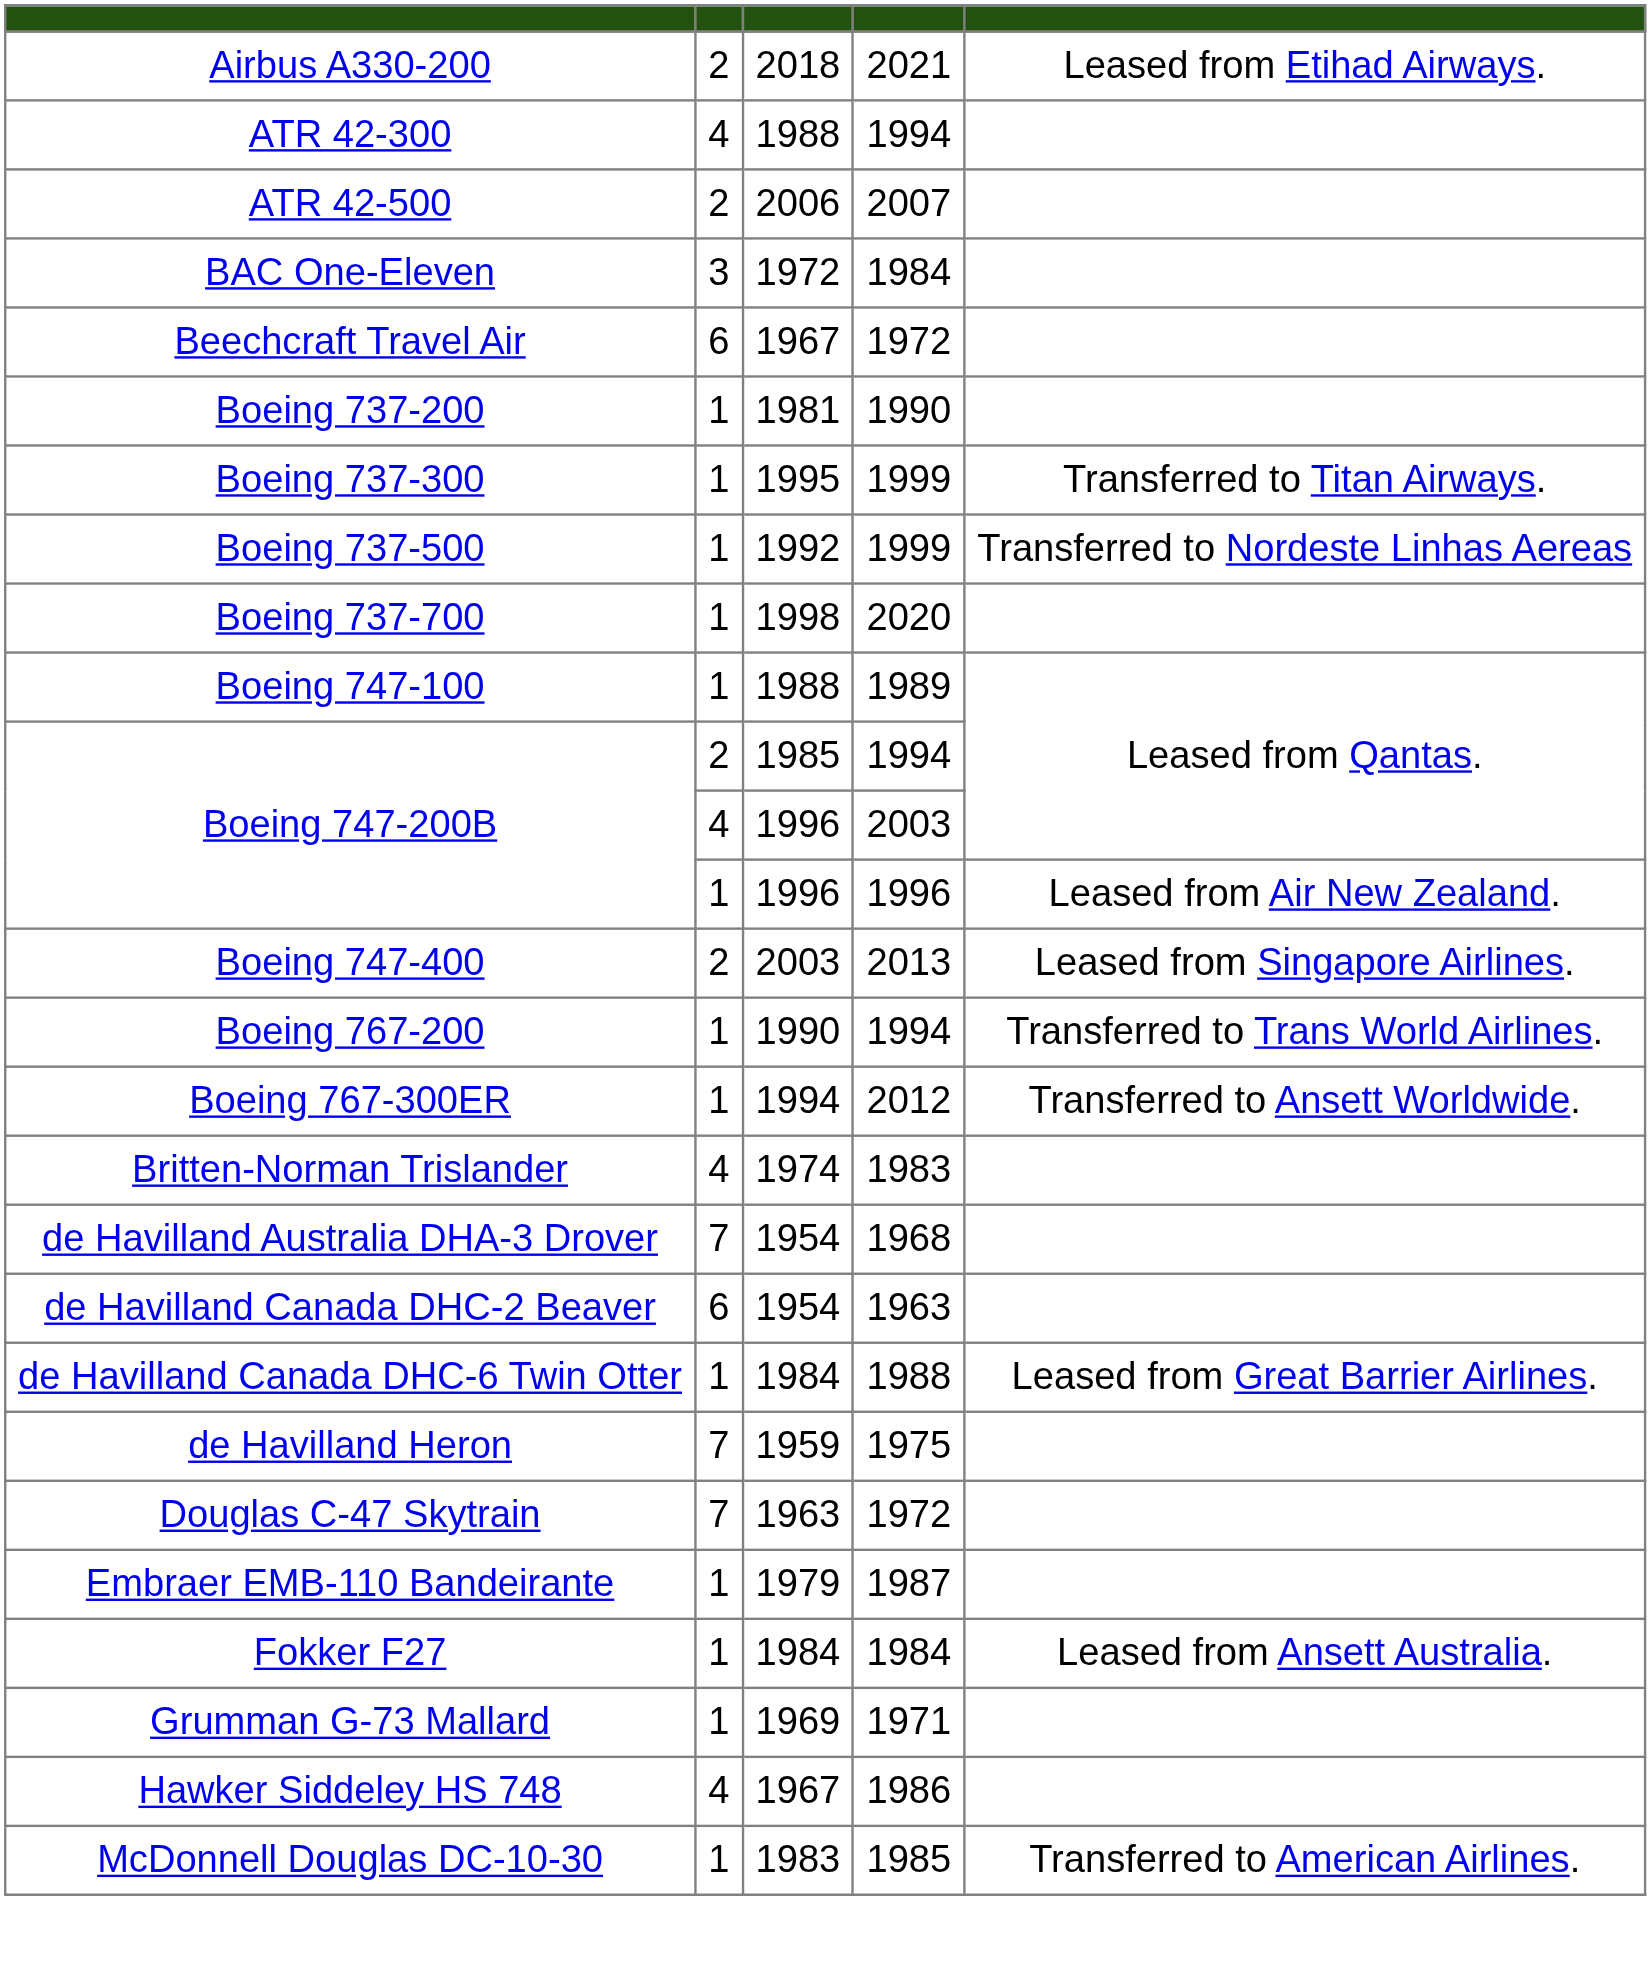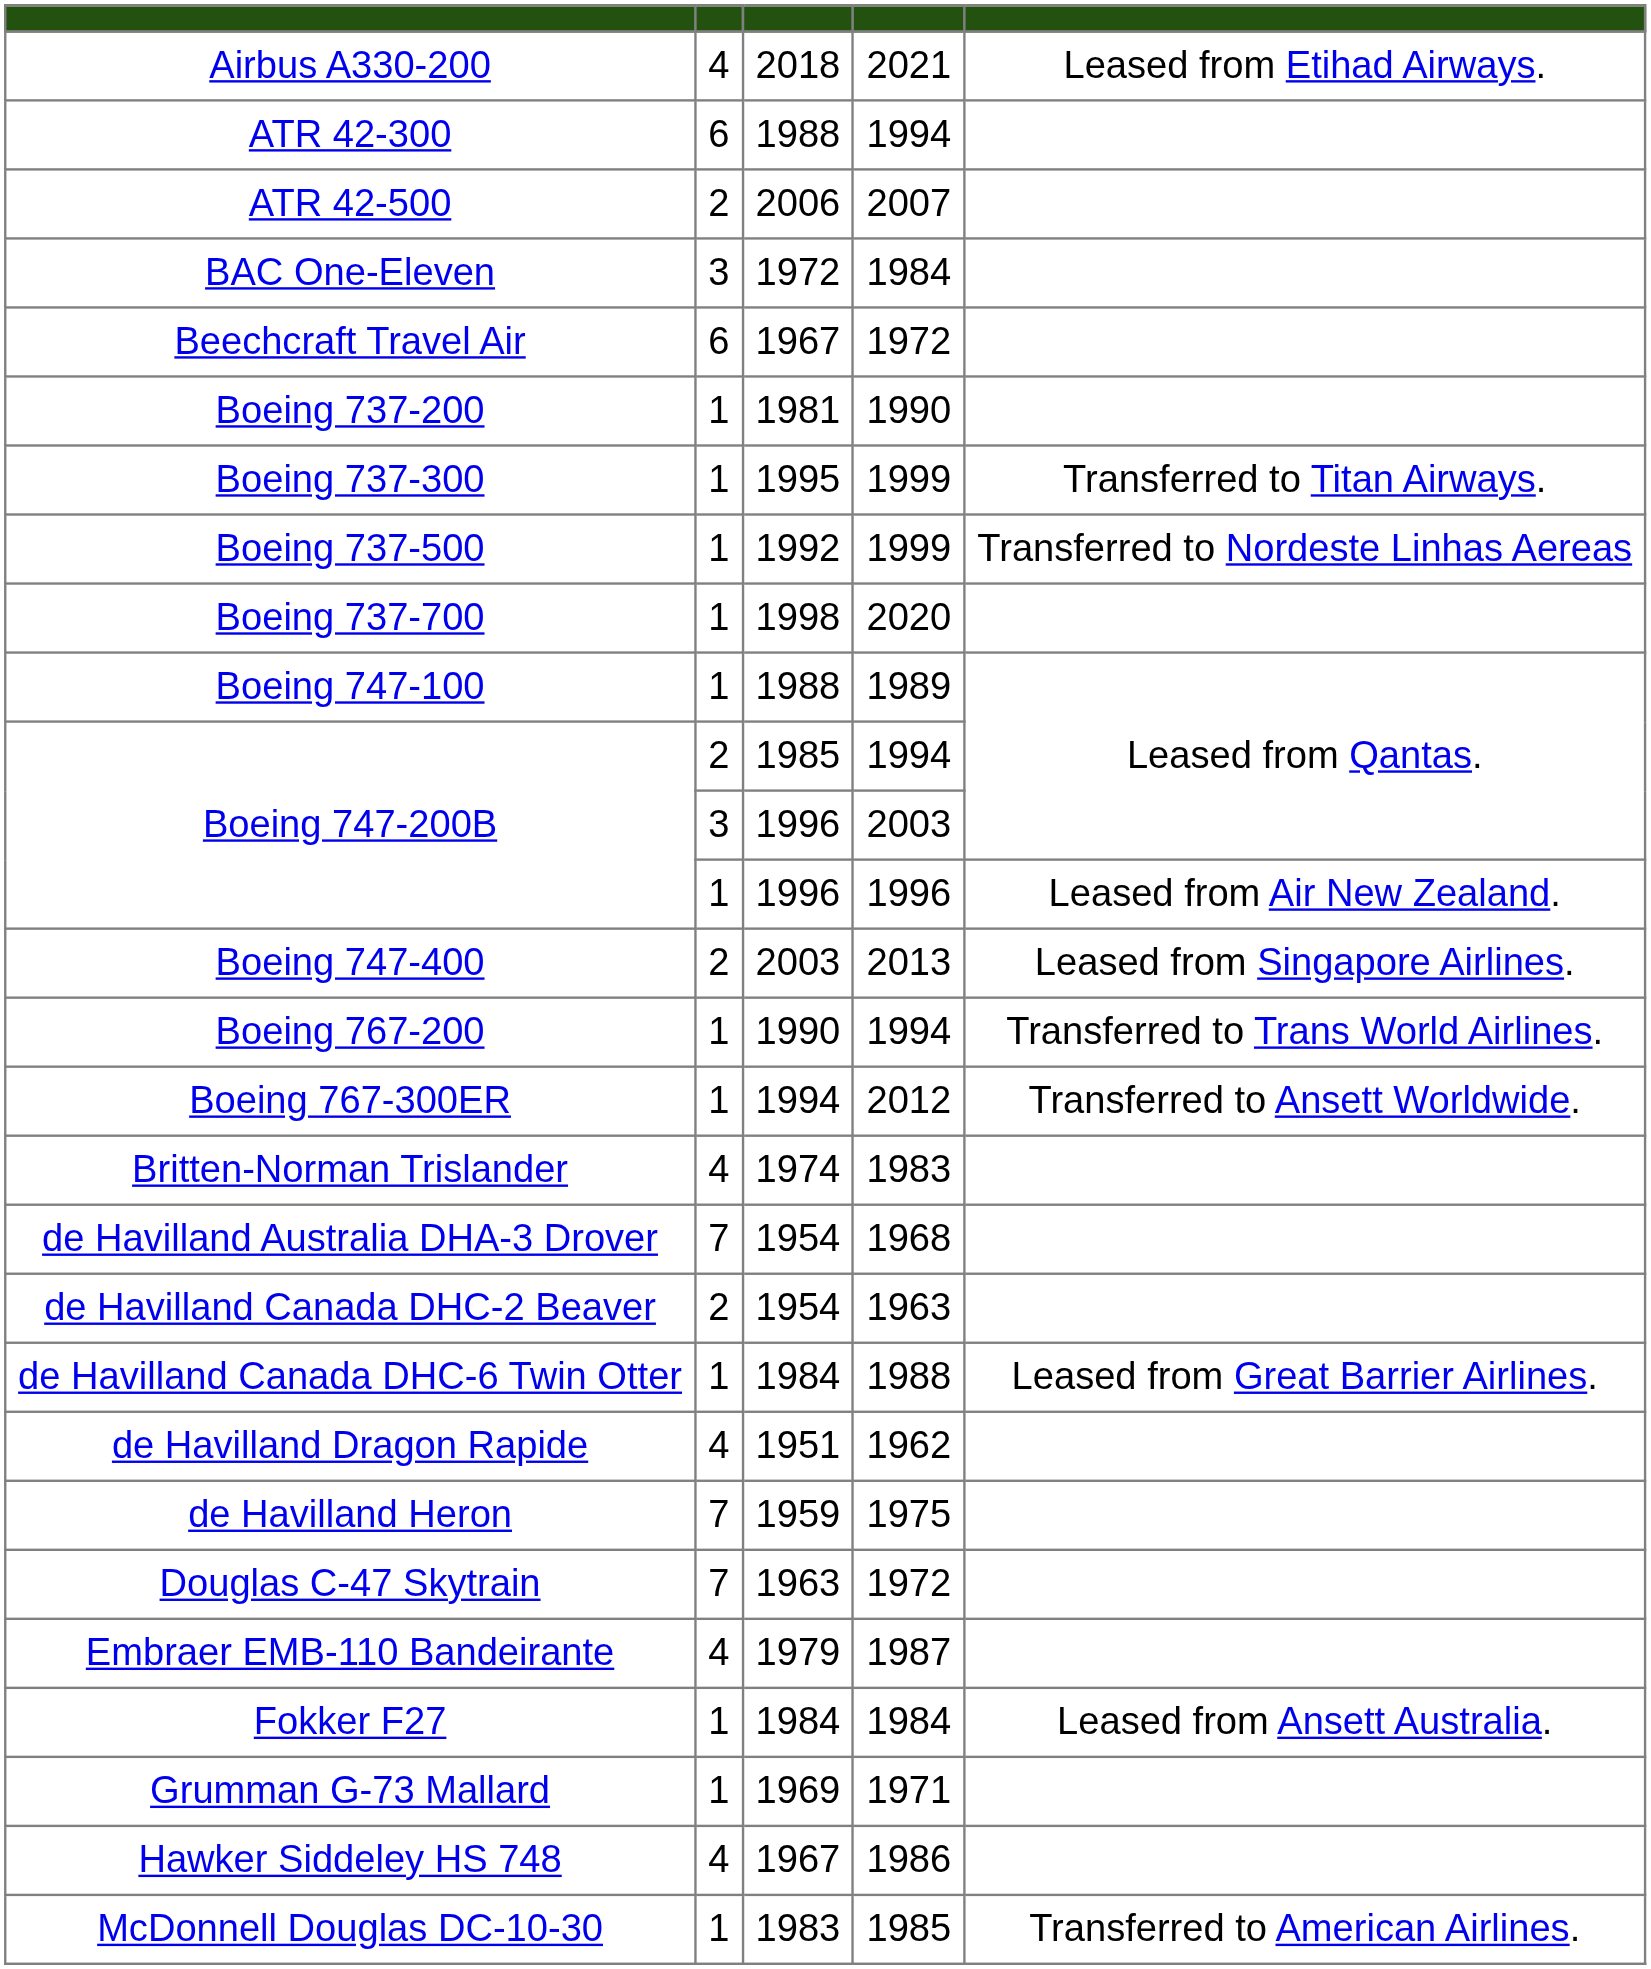(719, 65) 2 -> (719, 65) 4
(719, 134) 4 -> (719, 134) 6
(719, 824) 4 -> (719, 824) 3
(719, 1307) 6 -> (719, 1307) 2
+ row: (350, 1445)
(719, 1583) 1 -> (719, 1652) 4
